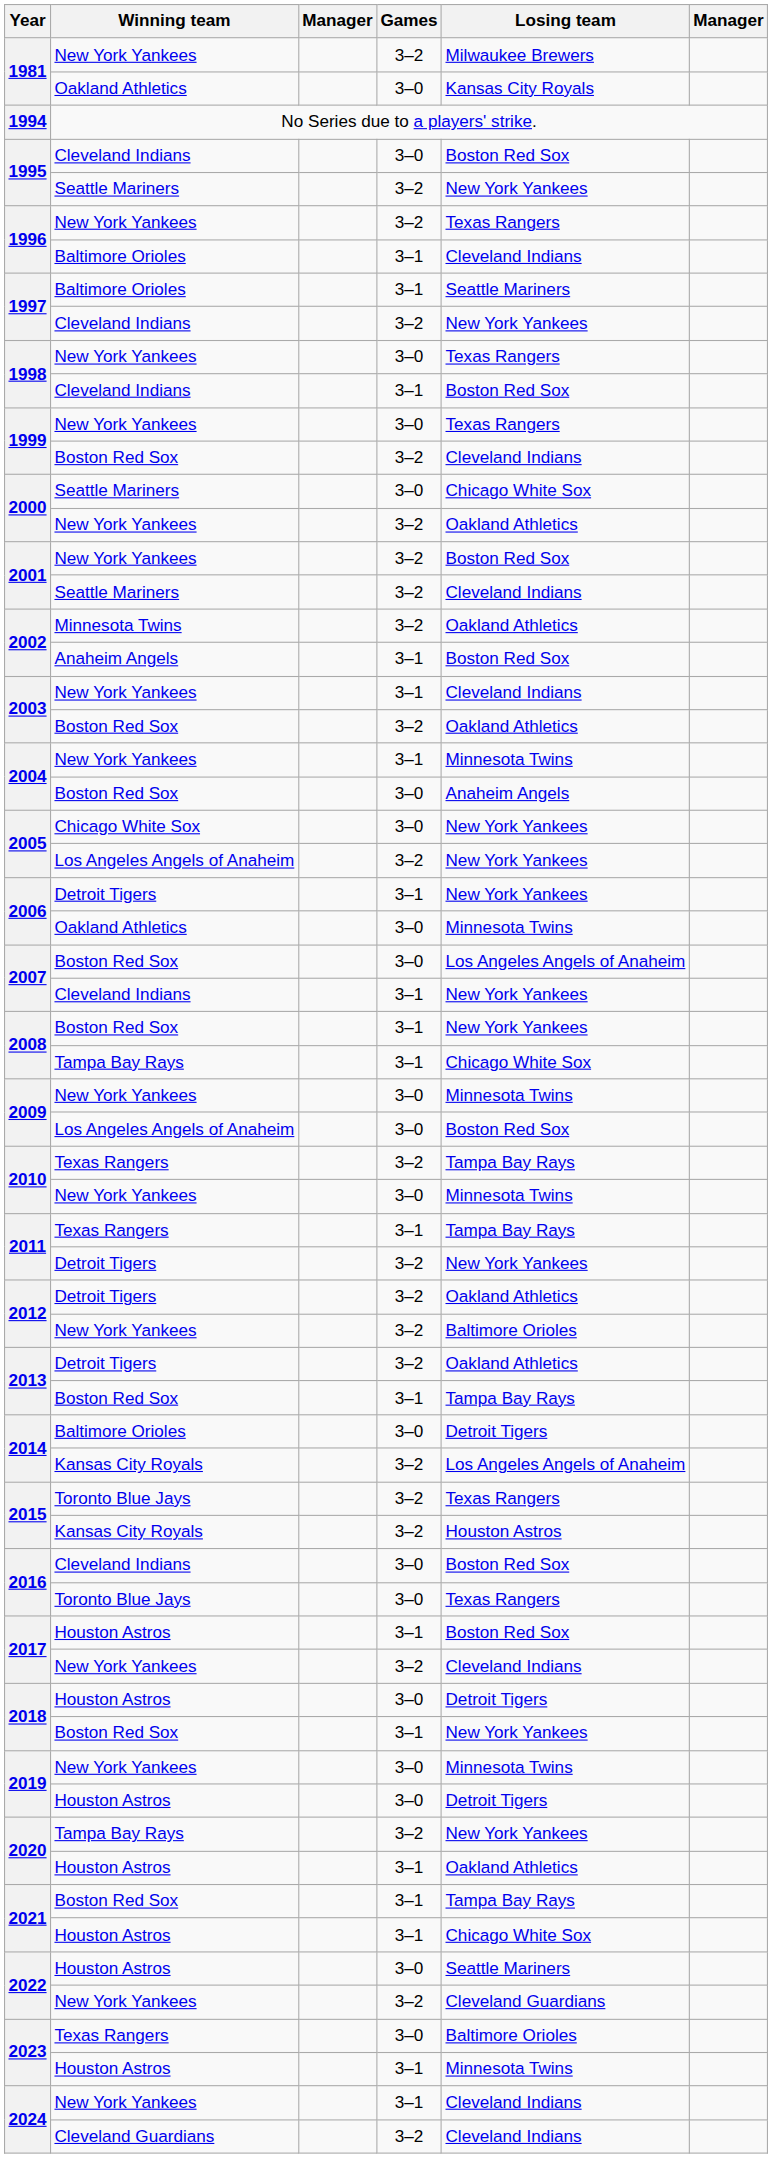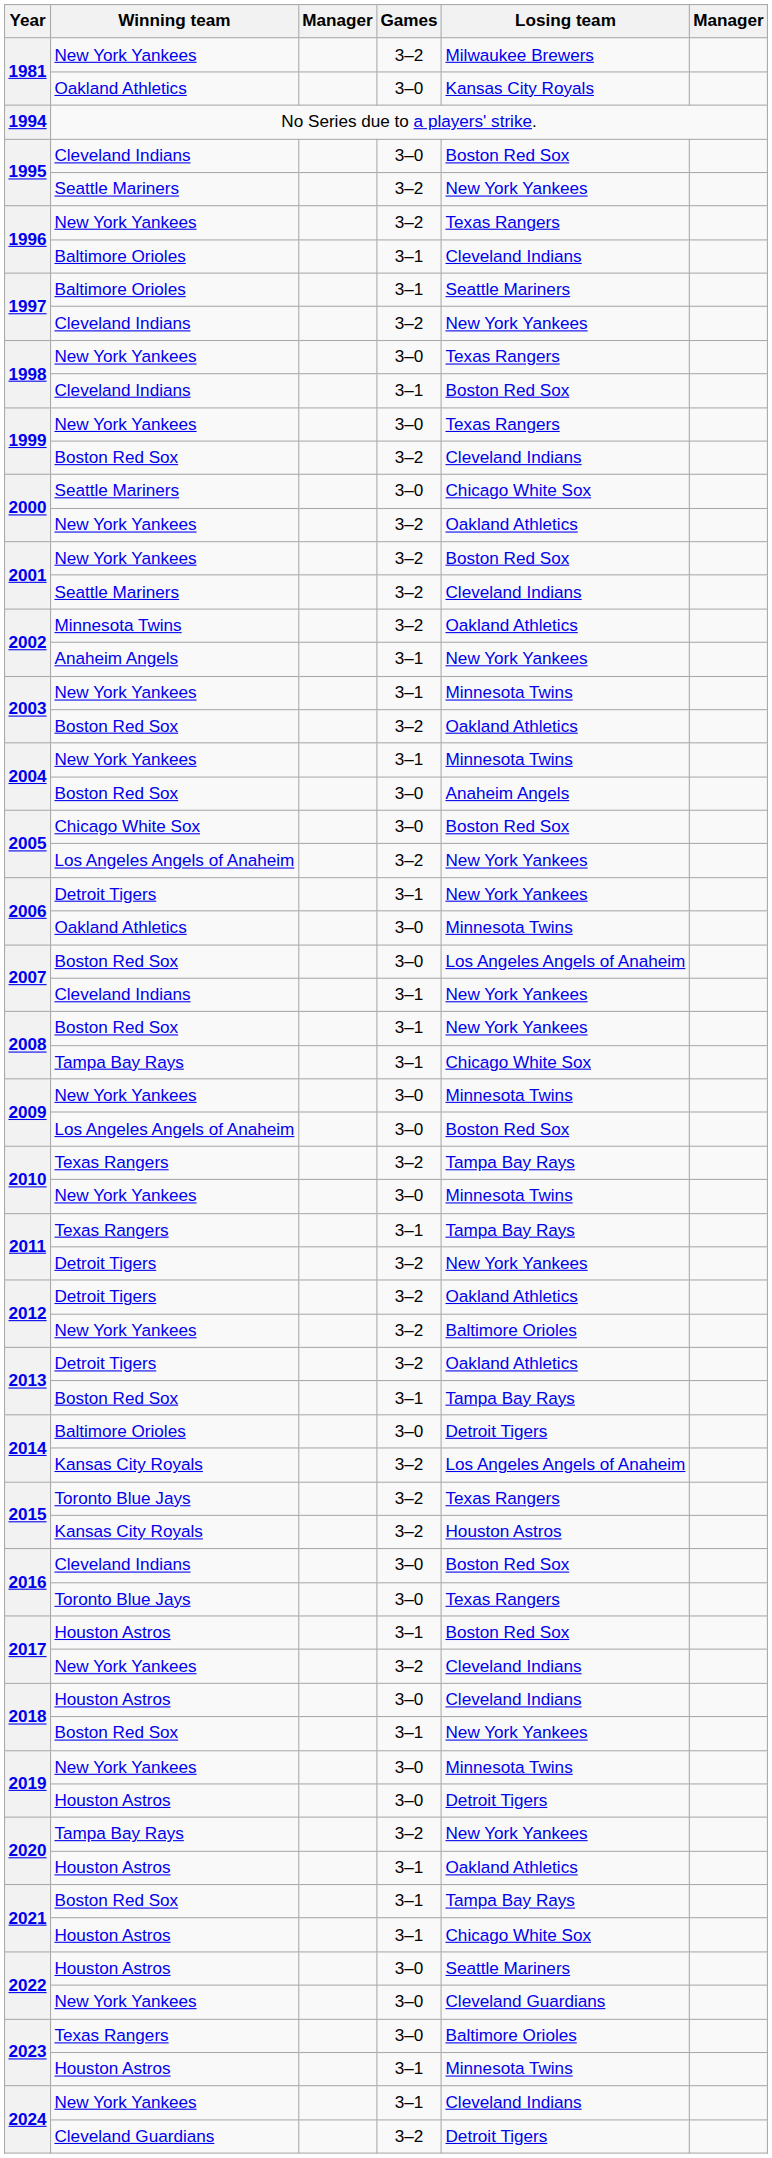(507, 659) Boston Red Sox -> (517, 659) New York Yankees
(514, 692) Cleveland Indians -> (509, 692) Minnesota Twins
(517, 826) New York Yankees -> (507, 826) Boston Red Sox
(496, 1699) Detroit Tigers -> (514, 1699) Cleveland Indians
(409, 2001) 3–2 -> (409, 2001) 3–0
(514, 2136) Cleveland Indians -> (496, 2136) Detroit Tigers
